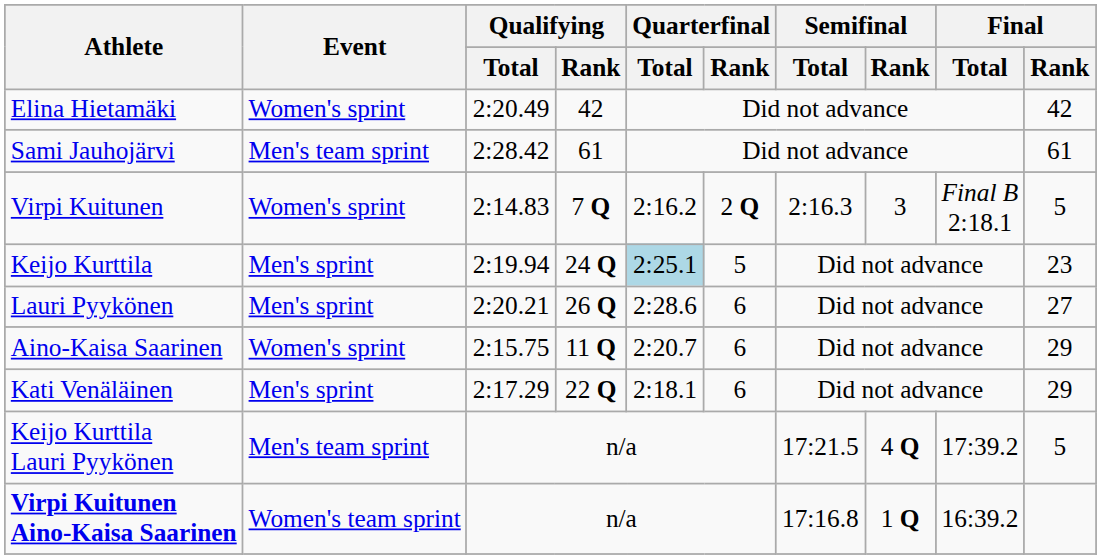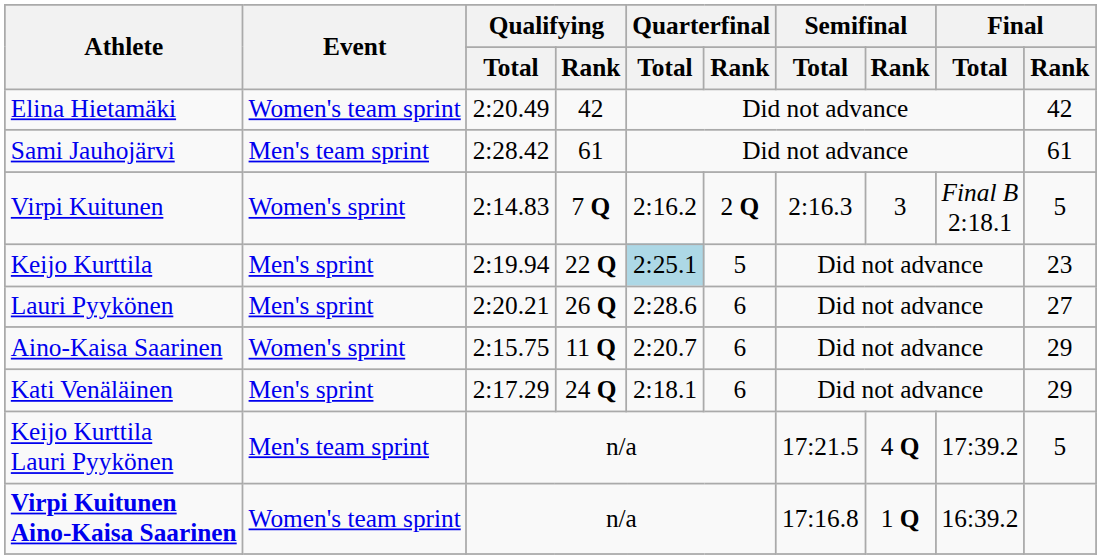(327, 109) Women's sprint -> (355, 109) Women's team sprint
(591, 264) 24 Q -> (591, 264) 22 Q
(591, 390) 22 Q -> (591, 390) 24 Q
